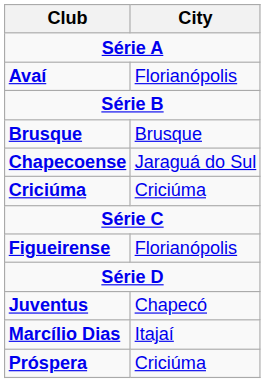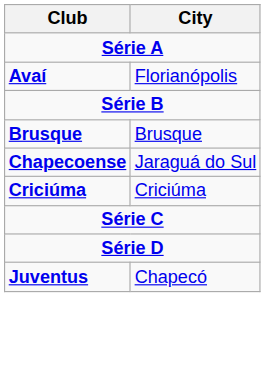- row: (59, 248)
- row: (64, 334)
- row: (48, 362)
